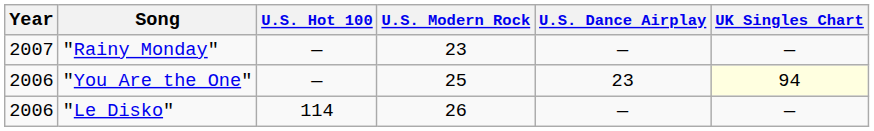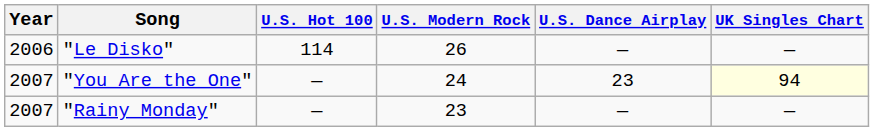rows swapped: (118, 111) <-> (141, 50)
(31, 80) 2006 -> (31, 80) 2007
(456, 80) 25 -> (456, 80) 24
